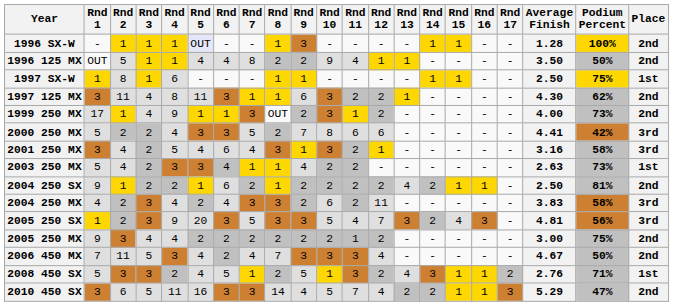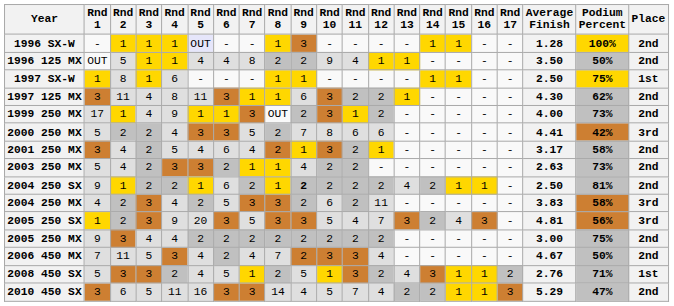(278, 150) 3 -> (278, 150) 2
(549, 150) 3.16 -> (549, 150) 3.17
(648, 150) 3rd -> (648, 150) 2nd
(226, 168) 4 -> (226, 168) 2
(648, 168) 1st -> (648, 168) 2nd
(304, 185) normal -> (304, 185) bold
(226, 203) 4 -> (226, 203) 5
(355, 239) 1 -> (355, 239) 2
(304, 256) 3 -> (304, 256) 2
